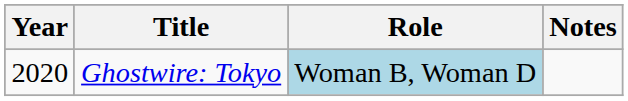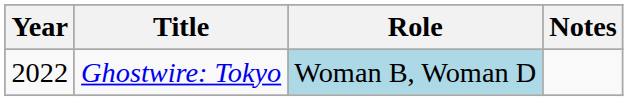(40, 71) 2020 -> (40, 71) 2022
